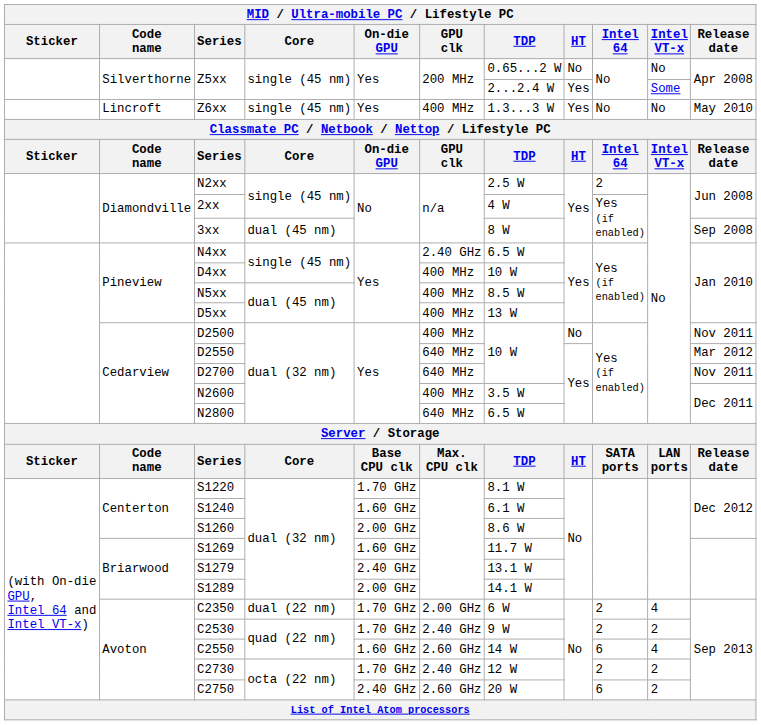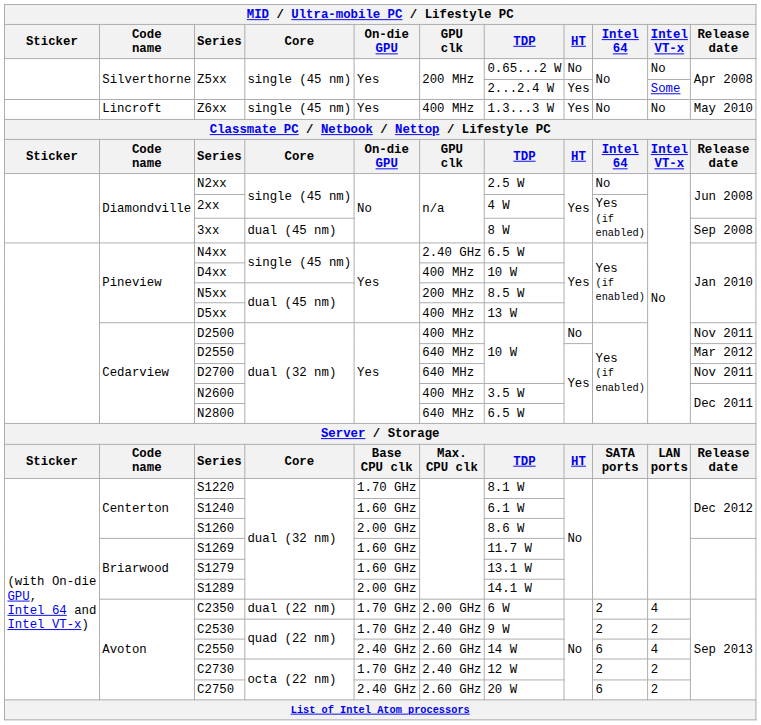(599, 184) 2 -> (603, 184) No
(448, 293) 400 MHz -> (448, 293) 200 MHz
(387, 569) 2.40 GHz -> (387, 569) 1.60 GHz
(387, 649) 1.60 GHz -> (387, 649) 2.40 GHz
